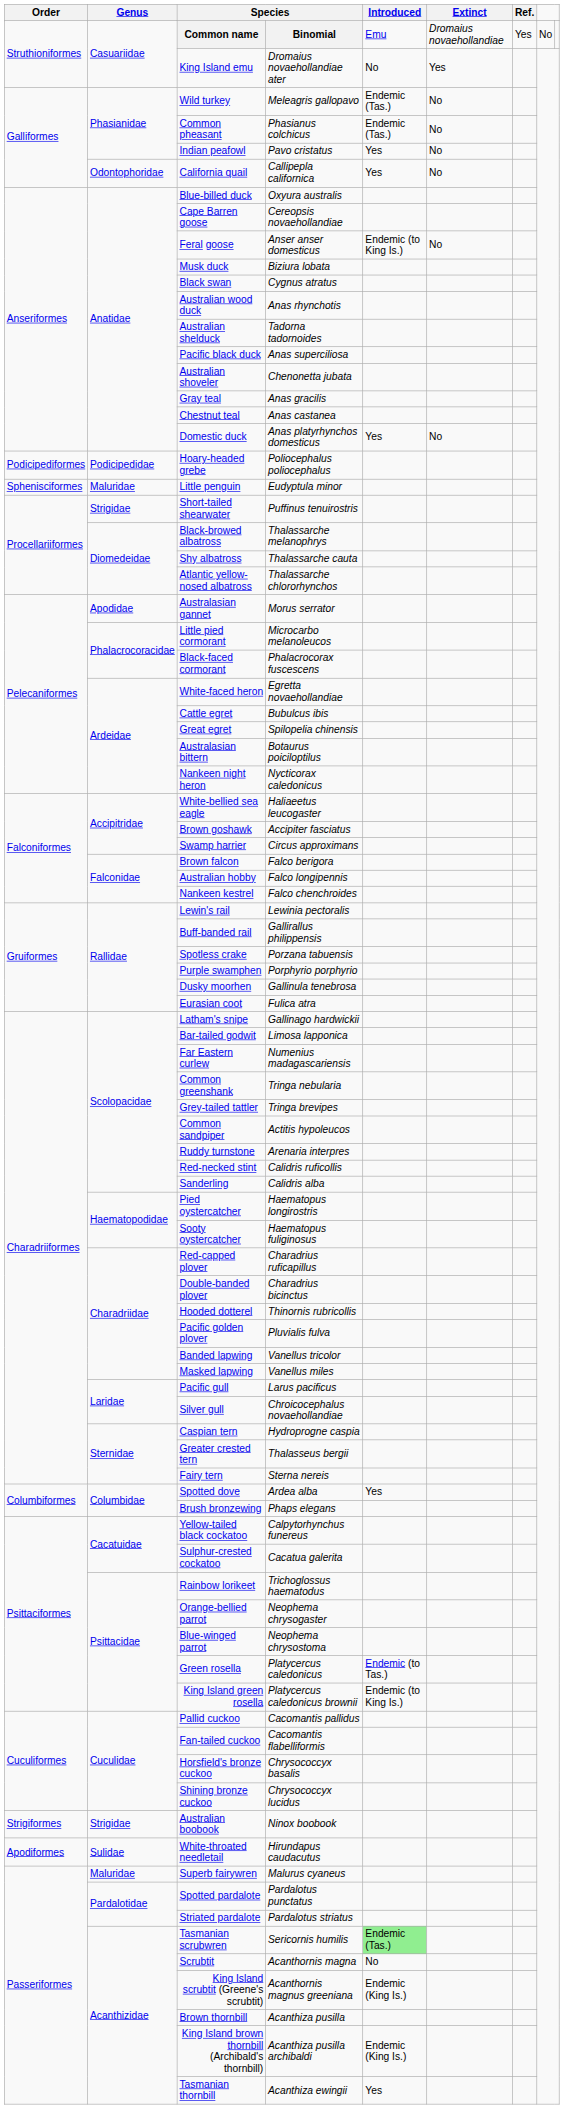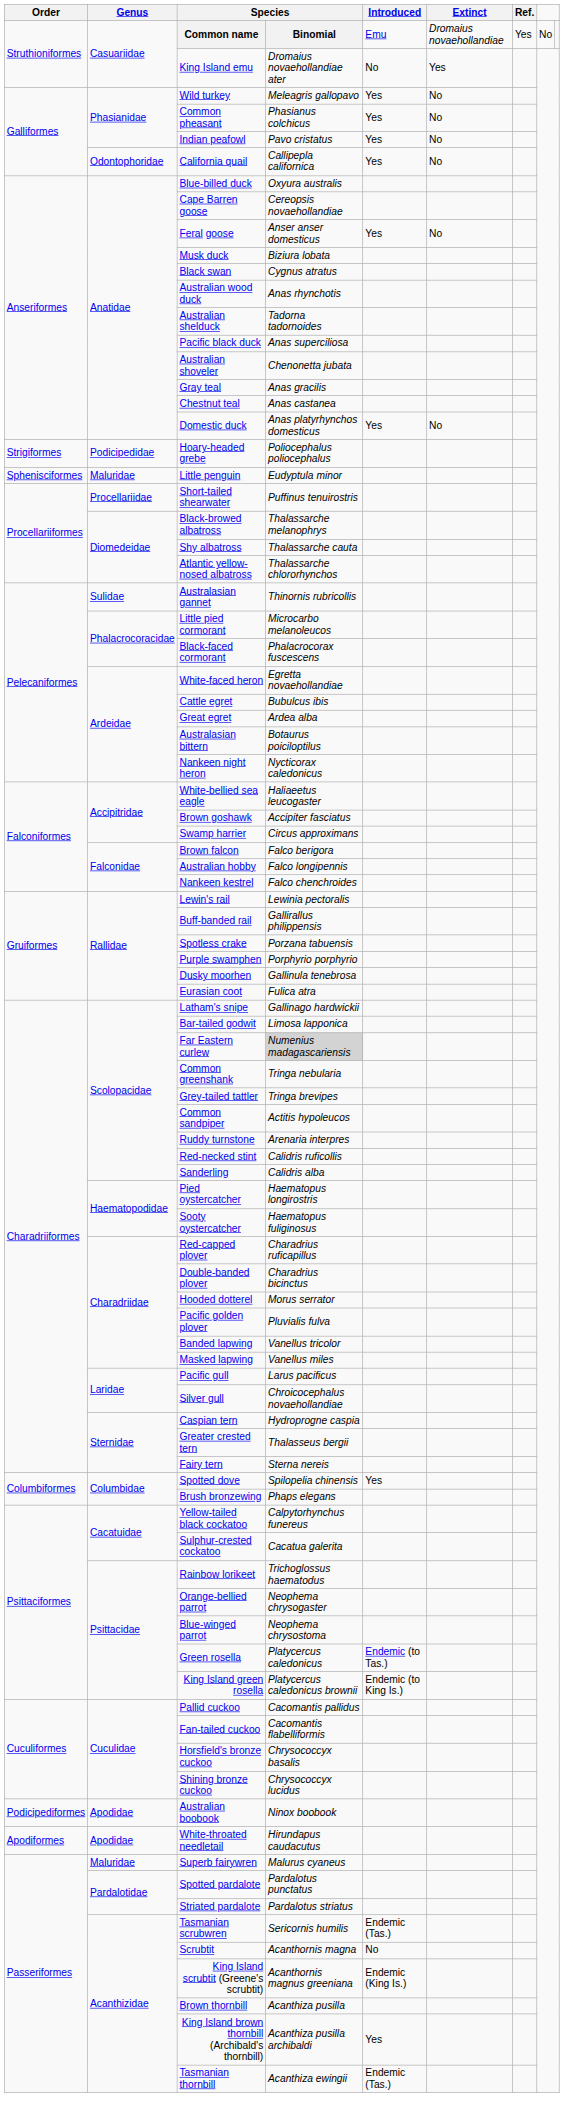(385, 101) Endemic (Tas.) -> (374, 95) Yes
(385, 129) Endemic (Tas.) -> (374, 117) Yes
(393, 245) Endemic (to King Is.) -> (374, 233) Yes
(46, 465) Podicipediformes -> (34, 453) Strigiformes
(110, 509) Strigidae -> (121, 497) Procellariidae
(112, 608) Apodidae -> (107, 597) Sulidae
(301, 608) Morus serrator -> (312, 597) Thinornis rubricollis
(313, 730) Spilopelia chinensis -> (293, 718) Ardea alba
(309, 1058) no background -> (309, 1046) lightgrey background
(312, 1311) Thinornis rubricollis -> (301, 1300) Morus serrator
(293, 1492) Ardea alba -> (313, 1480) Spilopelia chinensis
(34, 1824) Strigiformes -> (46, 1812) Podicipediformes
(110, 1824) Strigidae -> (112, 1812) Apodidae
(107, 1852) Sulidae -> (112, 1840) Apodidae
(385, 1940) lightgreen background -> (385, 1928) no background
(386, 2051) Endemic (King Is.) -> (374, 2039) Yes
(374, 2090) Yes -> (385, 2079) Endemic (Tas.)
